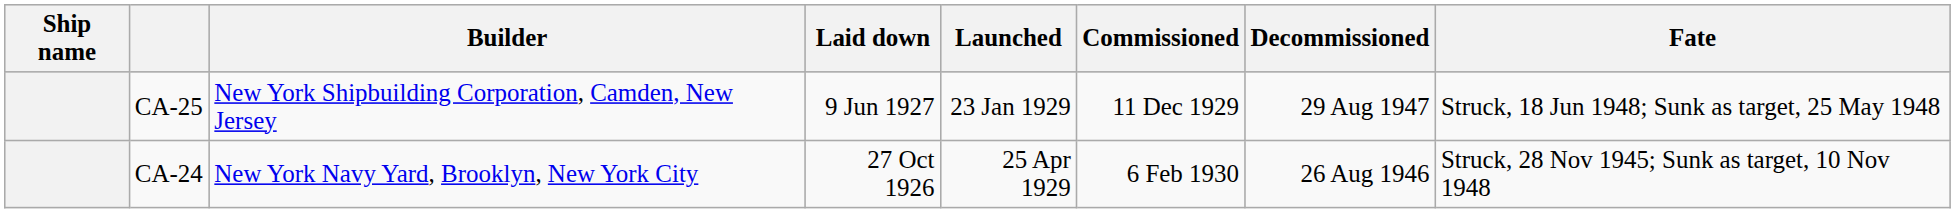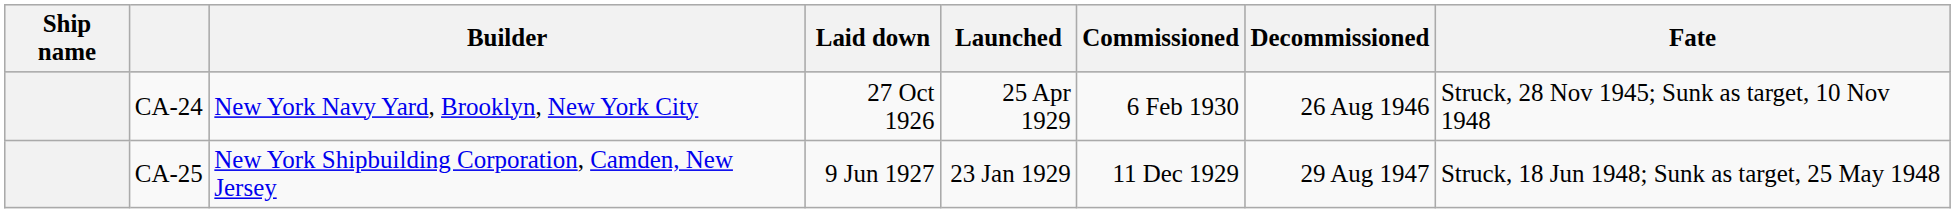rows swapped: (169, 173) <-> (169, 105)
